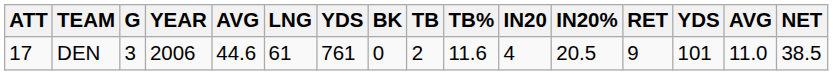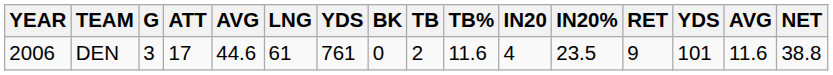columns swapped: (178, 20) <-> (29, 20)
(576, 53) 20.5 -> (576, 53) 23.5
(748, 53) 11.0 -> (748, 53) 11.6
(801, 53) 38.5 -> (801, 53) 38.8
